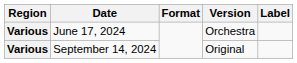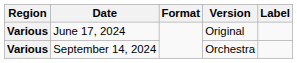(230, 31) Orchestra -> (225, 31) Original
(225, 49) Original -> (230, 49) Orchestra
